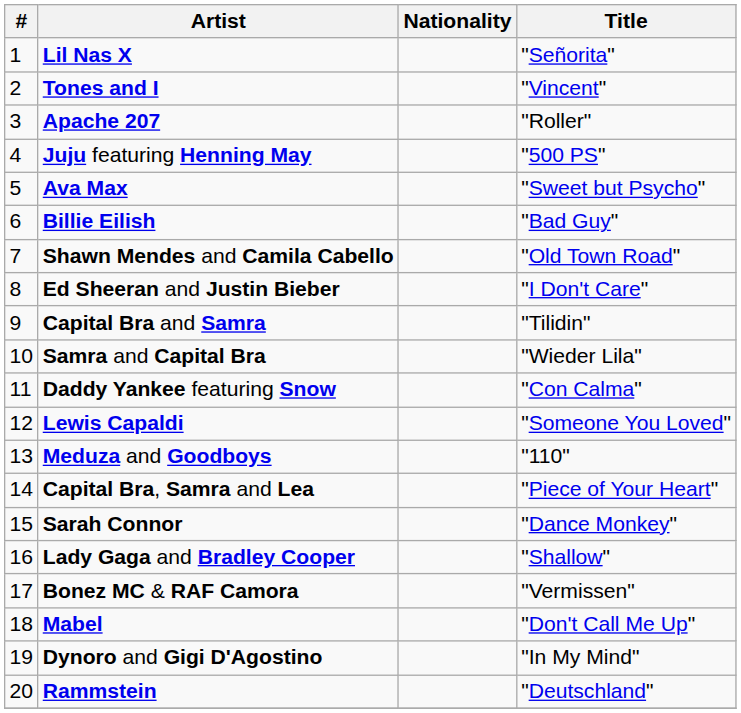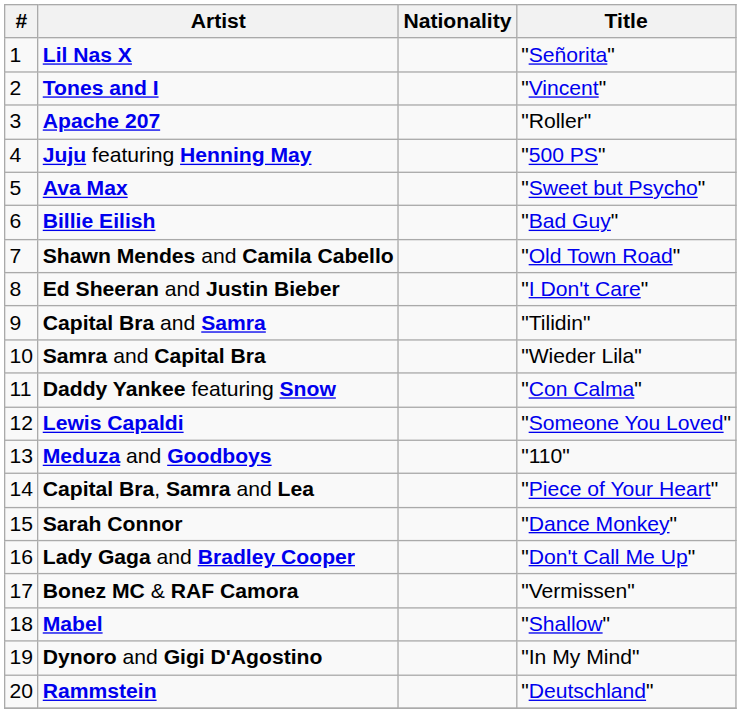(566, 557) "Shallow" -> (608, 557) "Don't Call Me Up"
(608, 624) "Don't Call Me Up" -> (566, 624) "Shallow"
